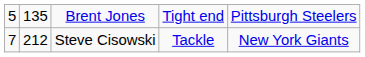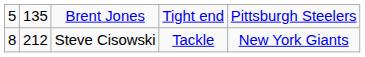(12, 39) 7 -> (12, 39) 8
